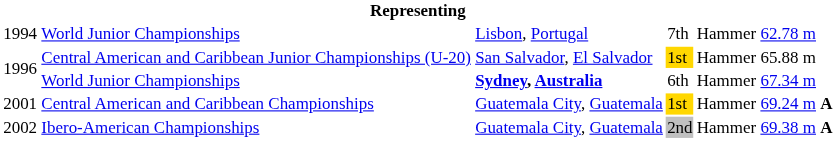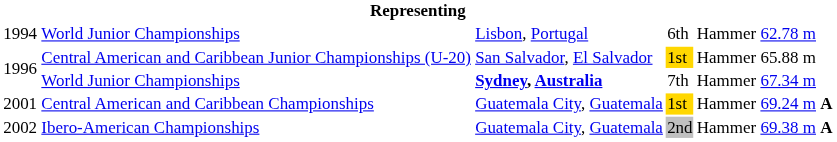(678, 34) 7th -> (678, 34) 6th
(678, 80) 6th -> (678, 80) 7th
